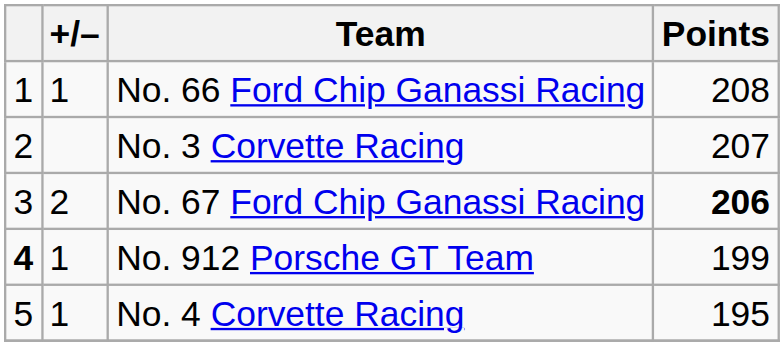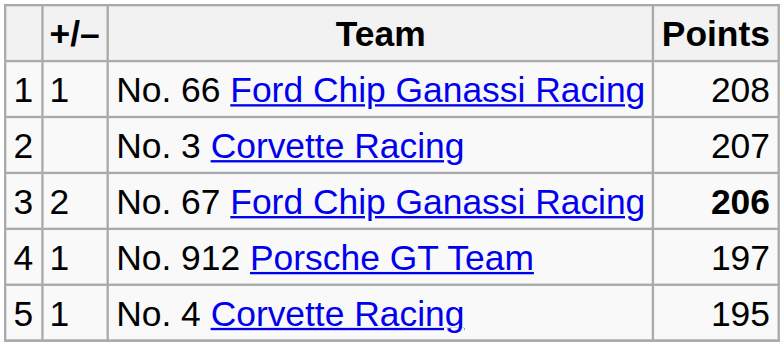(23, 258) bold -> (23, 258) normal
(740, 258) 199 -> (740, 258) 197
